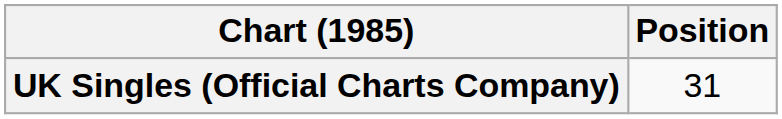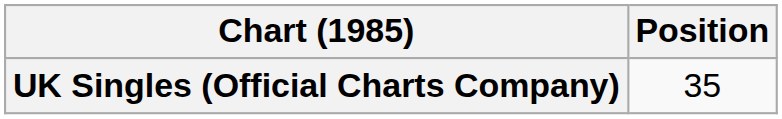(702, 85) 31 -> (702, 85) 35
